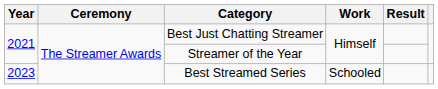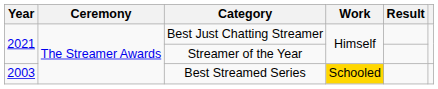(21, 73) 2023 -> (21, 73) 2003
(355, 73) no background -> (355, 73) gold background
